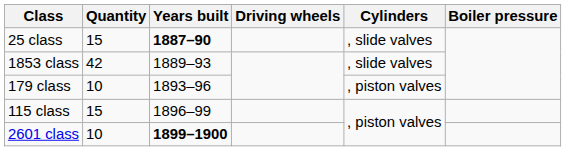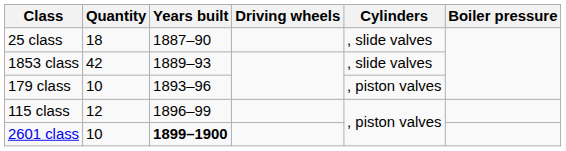(94, 39) 15 -> (94, 39) 18
(182, 39) bold -> (182, 39) normal
(94, 110) 15 -> (94, 110) 12
